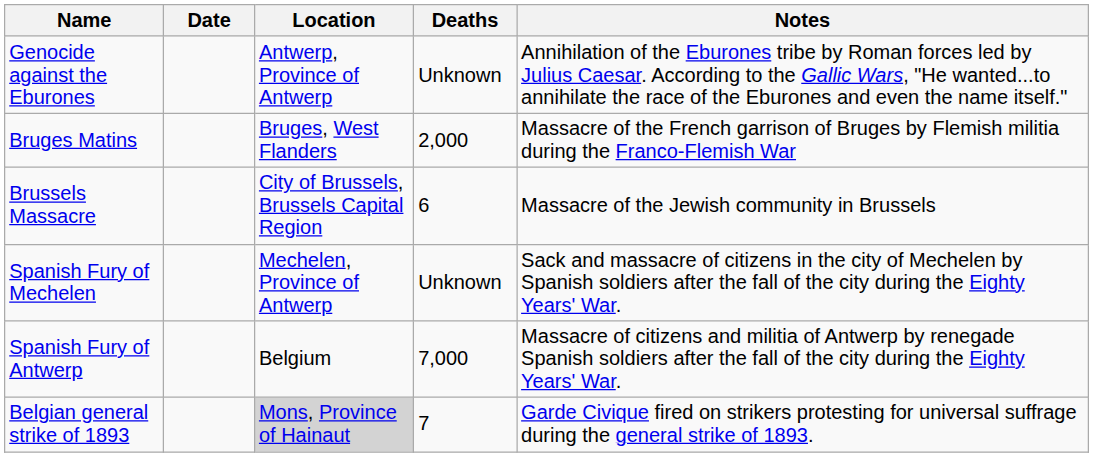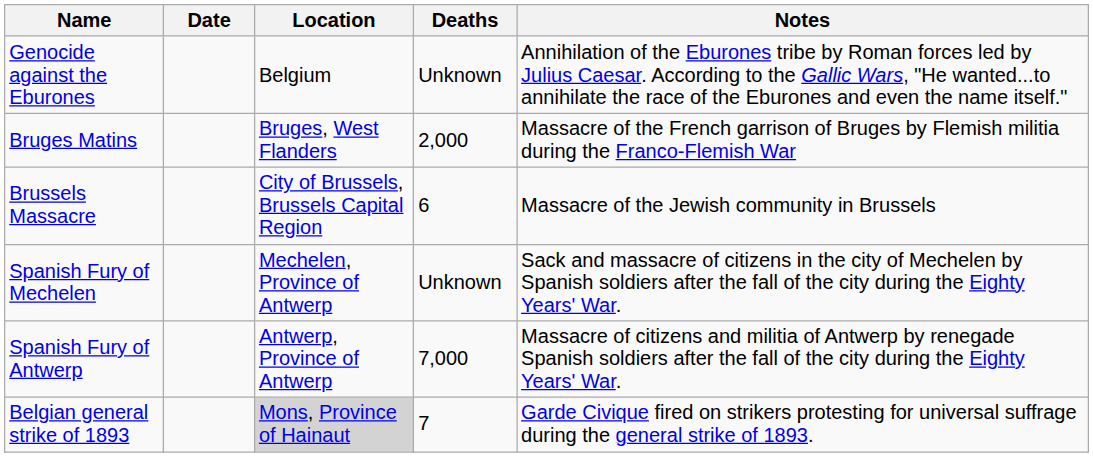(309, 74) Antwerp, Province of Antwerp -> (295, 74) Belgium
(295, 358) Belgium -> (309, 358) Antwerp, Province of Antwerp
